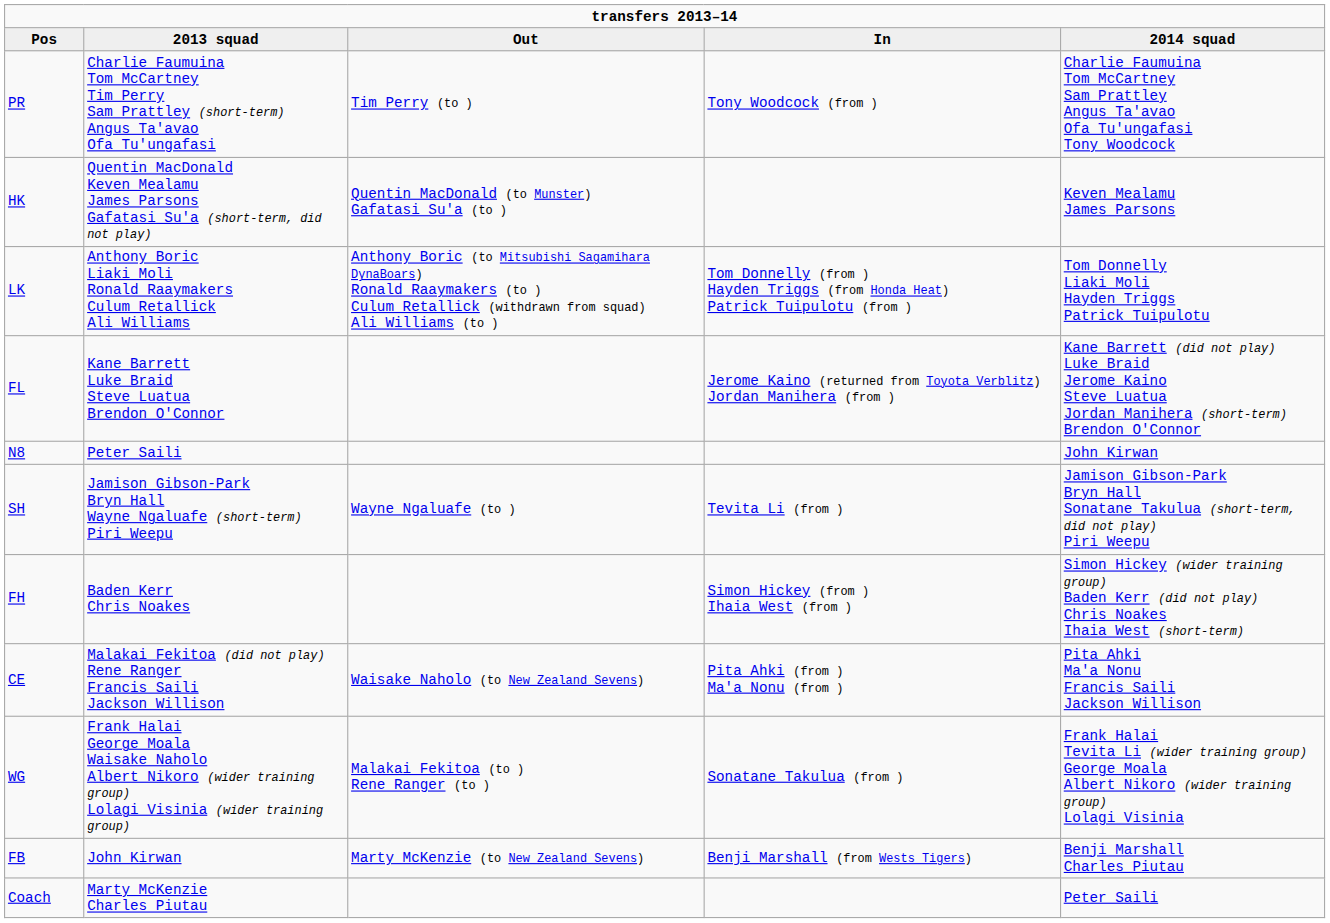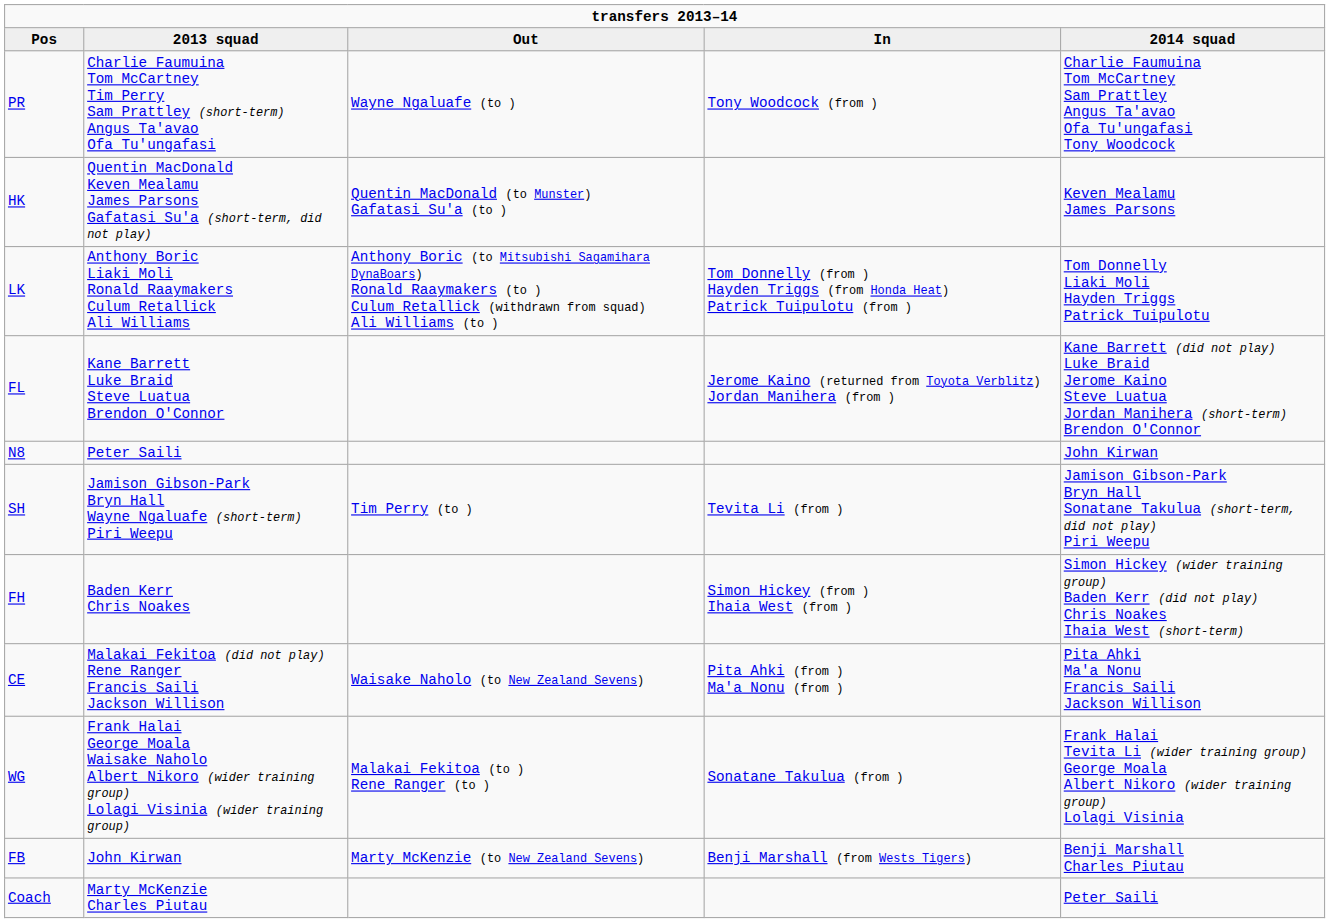(412, 104) Tim Perry (to ) -> (433, 104) Wayne Ngaluafe (to )
(433, 509) Wayne Ngaluafe (to ) -> (412, 509) Tim Perry (to )
